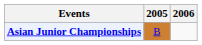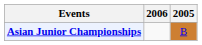columns swapped: (157, 13) <-> (184, 13)
